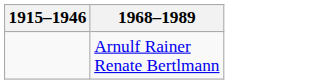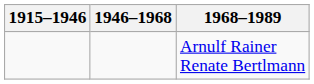+ column: (133, 18)
